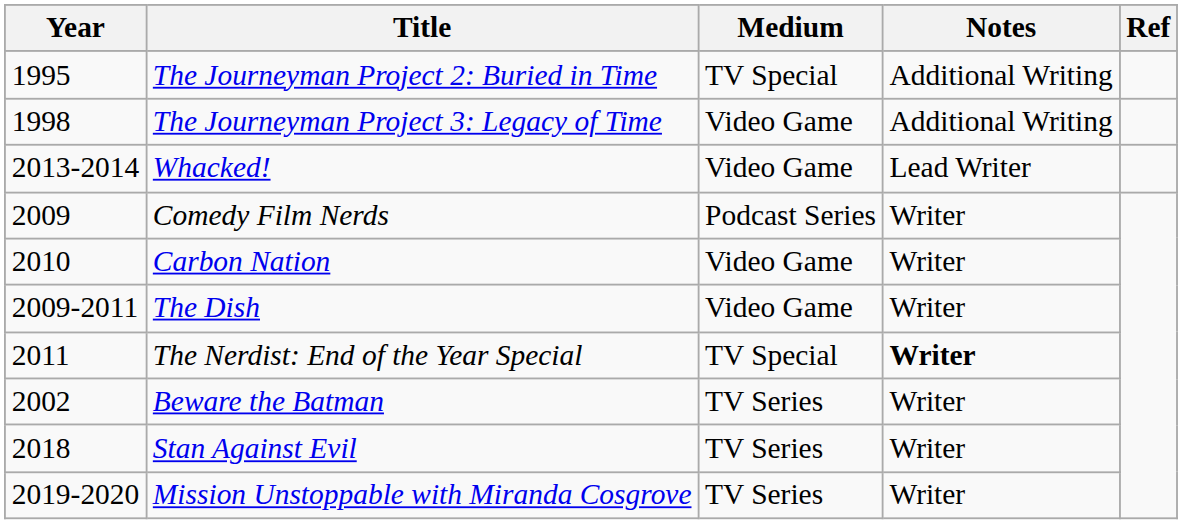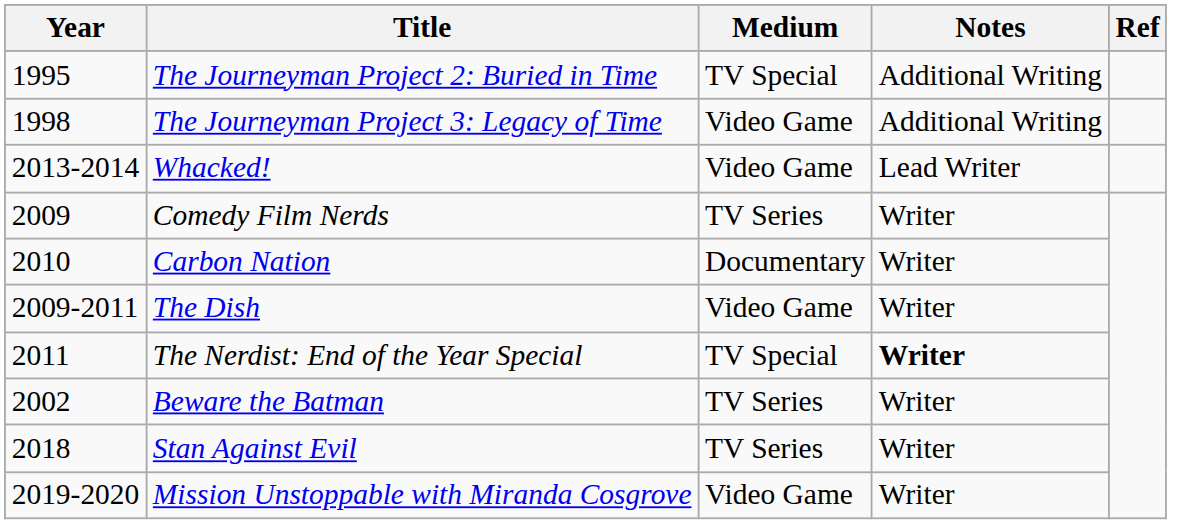(791, 214) Podcast Series -> (764, 214) TV Series
(779, 261) Video Game -> (785, 261) Documentary
(764, 494) TV Series -> (779, 494) Video Game
